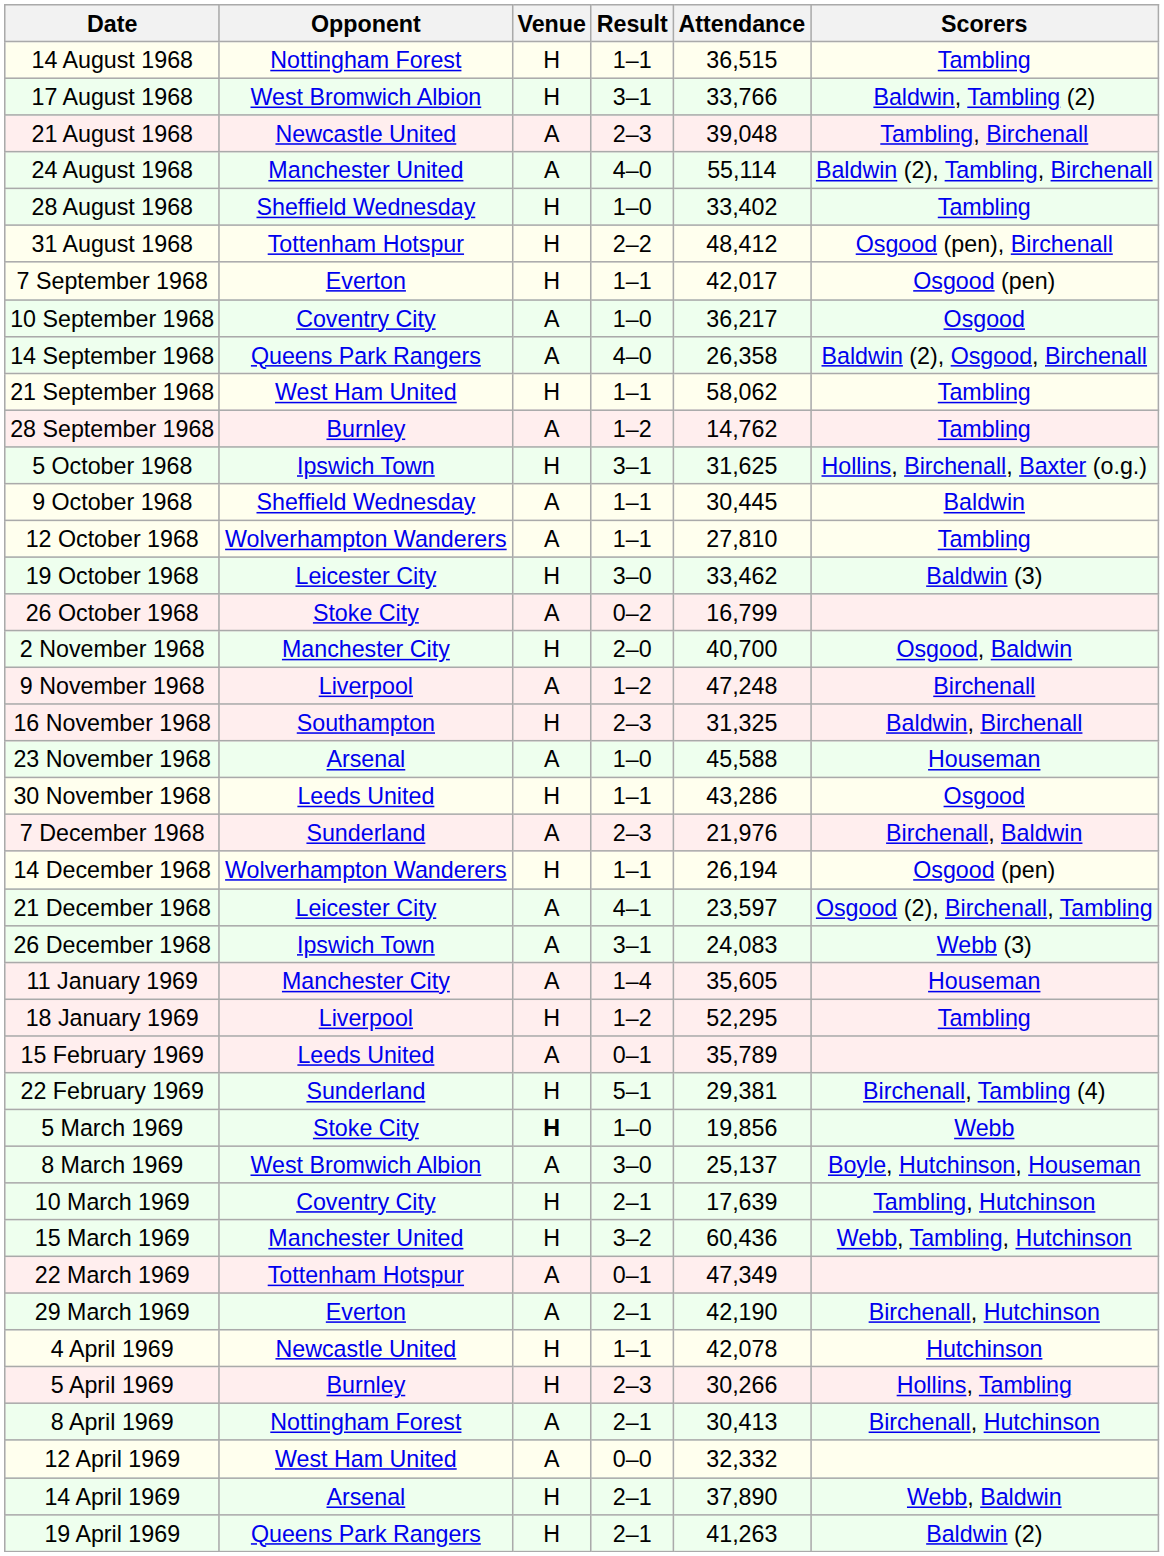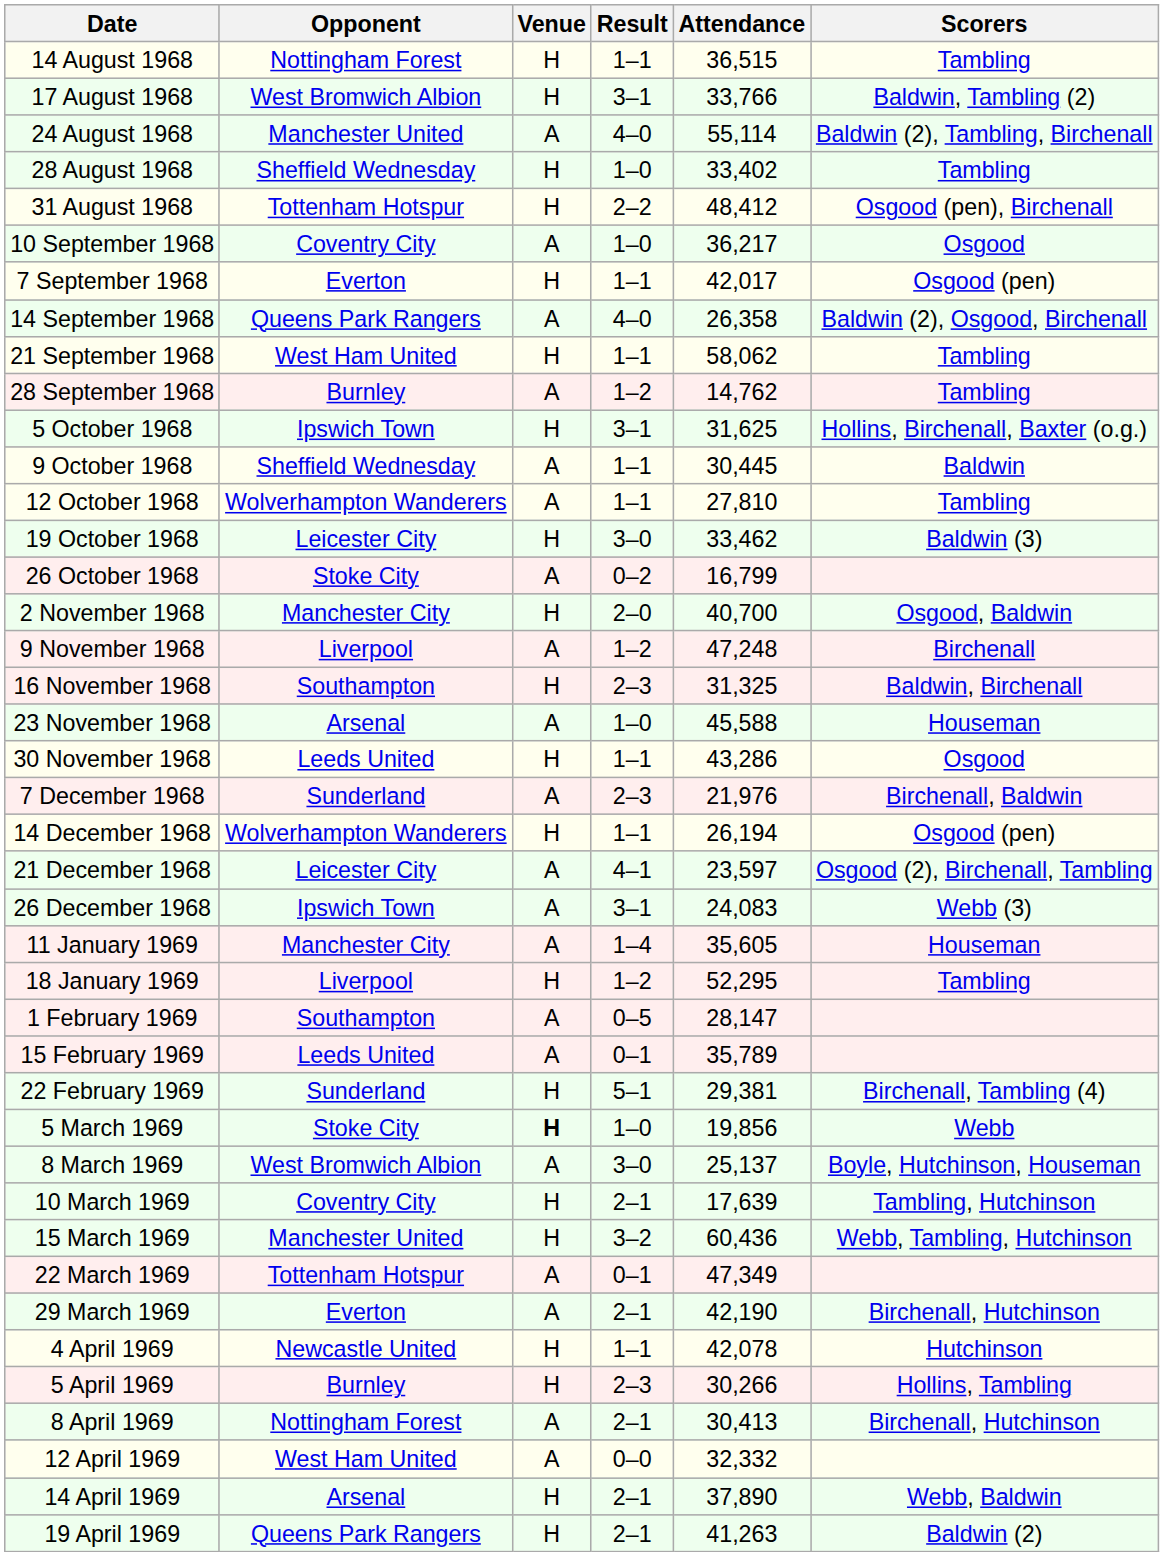- row: (112, 134)
rows swapped: (112, 281) <-> (112, 318)
+ row: (112, 1017)
